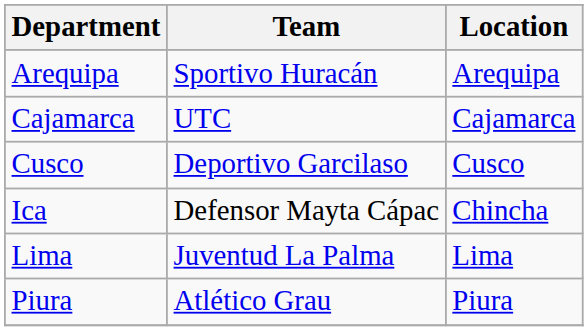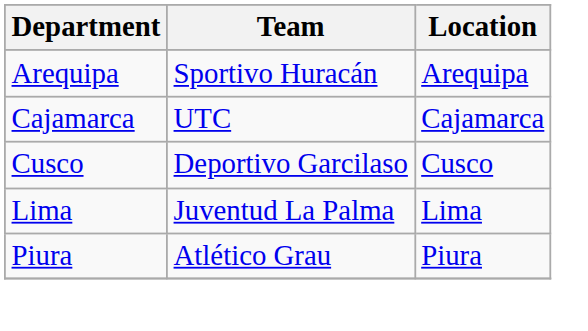- row: (29, 210)
